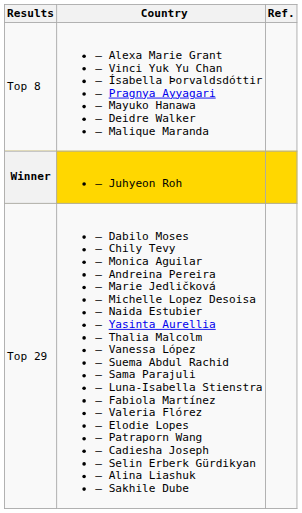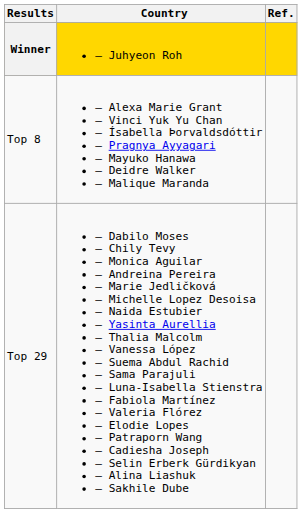rows swapped: (31, 177) <-> (24, 87)
